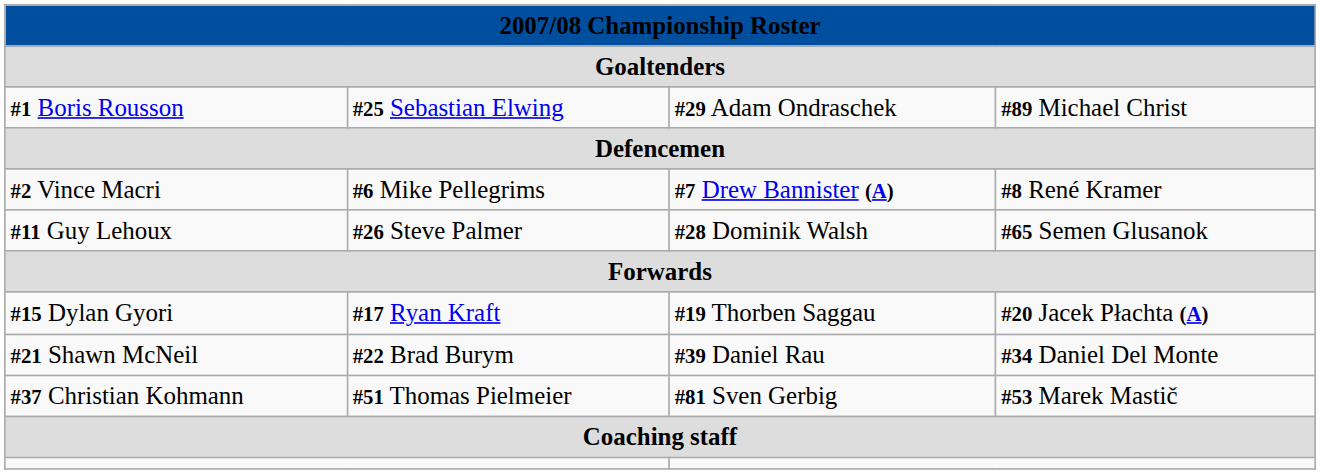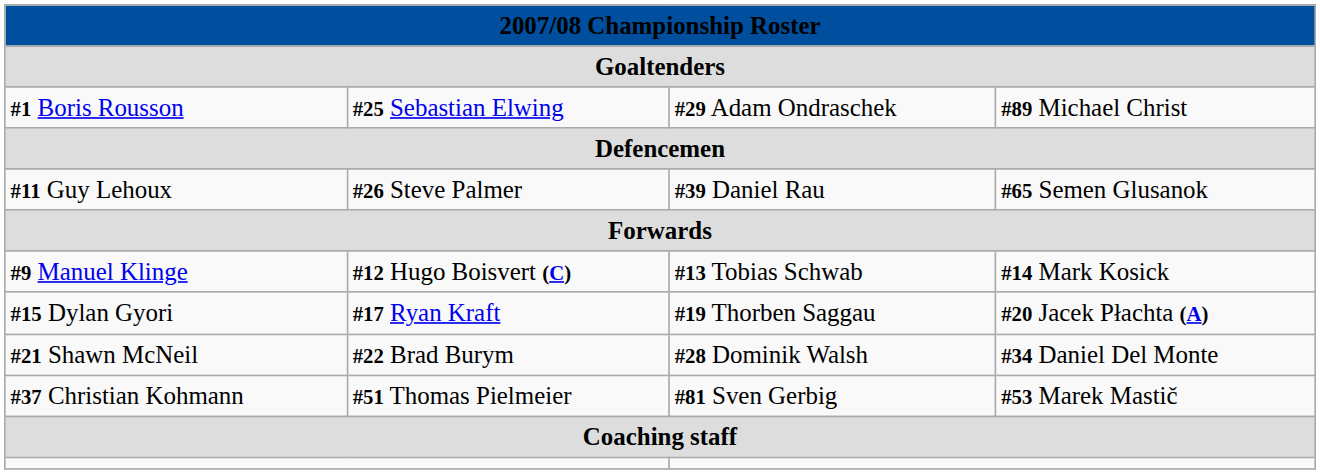- row: (86, 189)
(771, 230) #28 Dominik Walsh -> (750, 189) #39 Daniel Rau
+ row: (99, 271)
(750, 354) #39 Daniel Rau -> (771, 354) #28 Dominik Walsh
